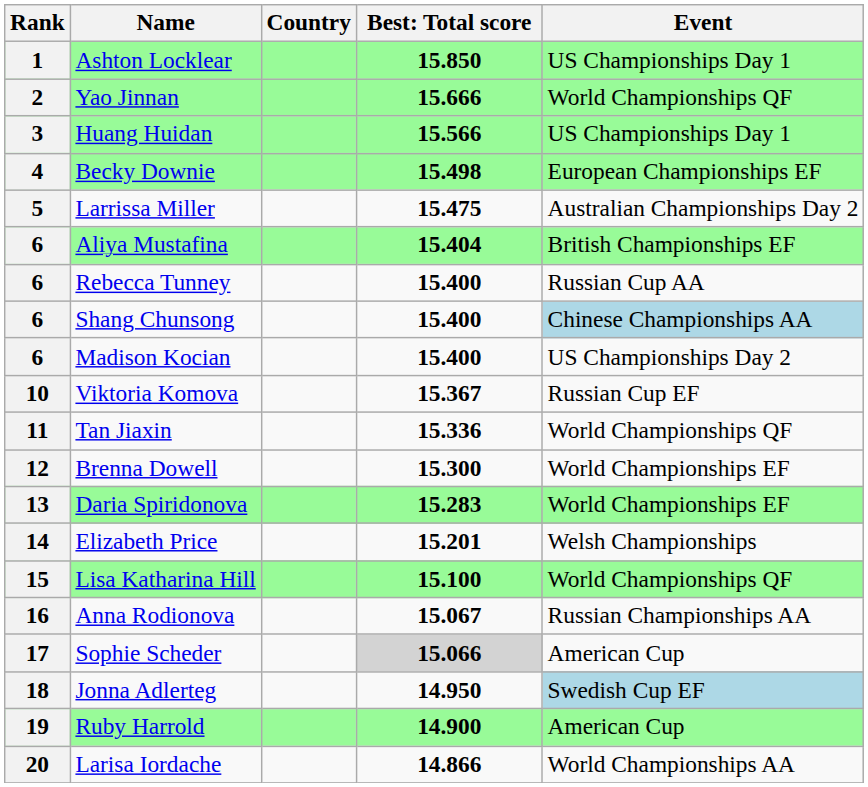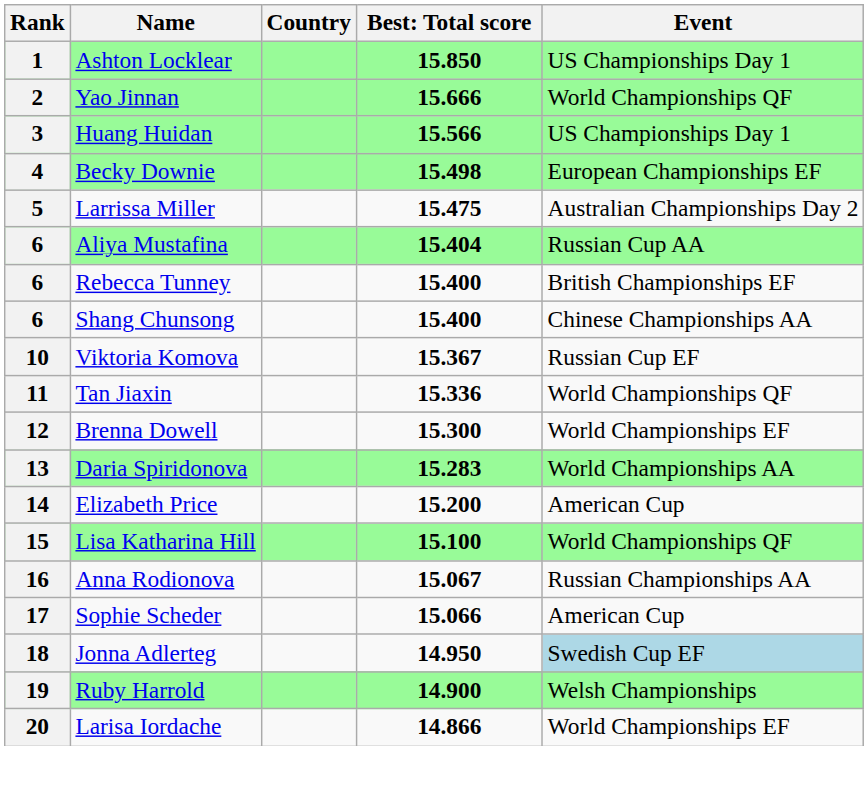(672, 245) British Championships EF -> (626, 245) Russian Cup AA
(626, 282) Russian Cup AA -> (672, 282) British Championships EF
(680, 319) lightblue background -> (680, 319) no background
- row: (153, 356)
(669, 504) World Championships EF -> (671, 467) World Championships AA
(449, 541) 15.201 -> (449, 504) 15.200
(652, 541) Welsh Championships -> (616, 504) American Cup
(449, 652) lightgrey background -> (449, 615) no background
(616, 726) American Cup -> (652, 689) Welsh Championships
(671, 763) World Championships AA -> (669, 726) World Championships EF
